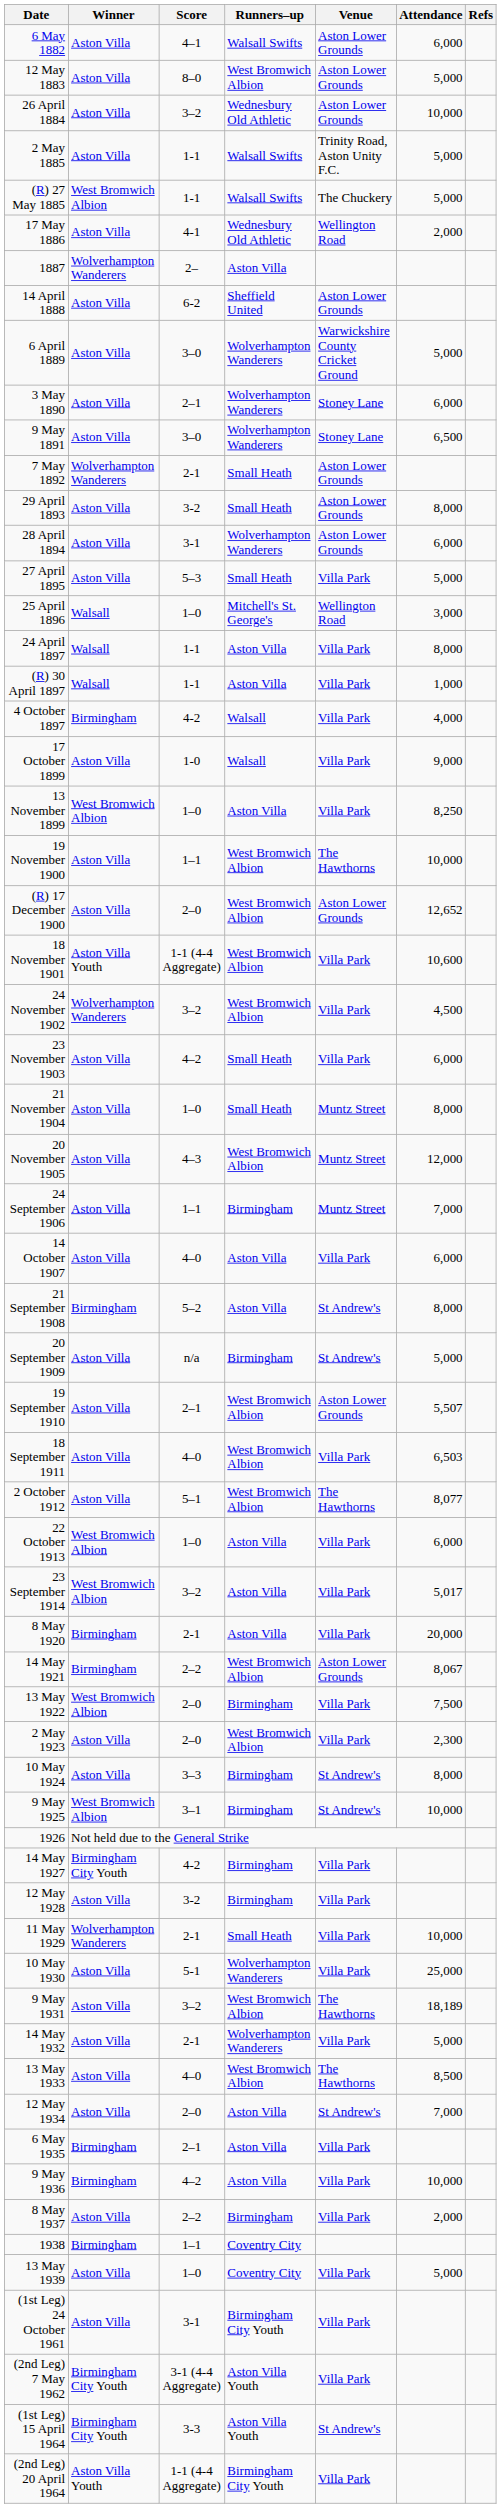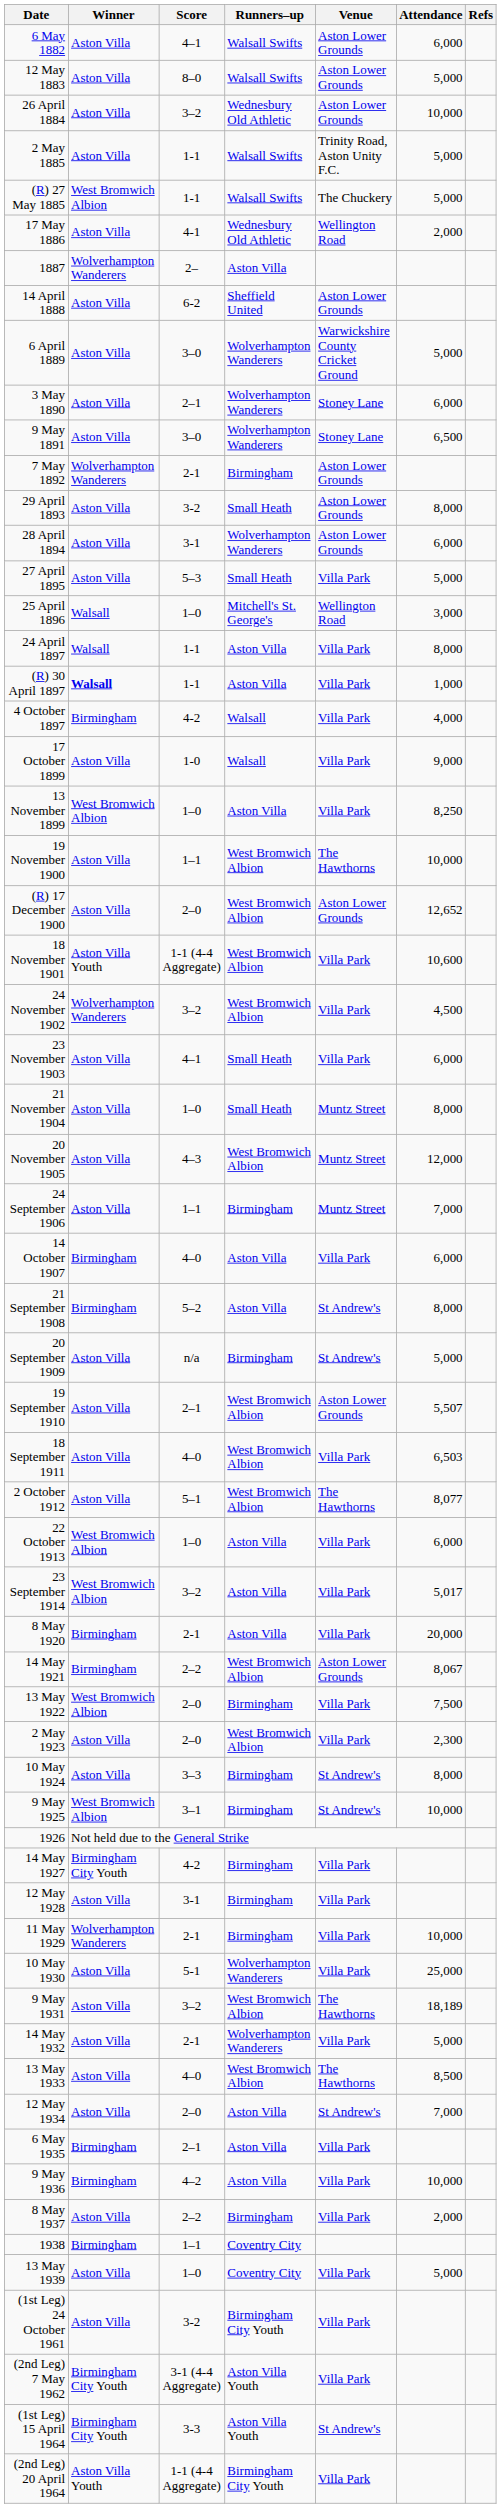(269, 77) West Bromwich Albion -> (265, 77) Walsall Swifts
(260, 472) Small Heath -> (260, 472) Birmingham
(90, 683) normal -> (92, 683) bold
(192, 1059) 4–2 -> (192, 1059) 4–1
(101, 1258) Aston Villa -> (104, 1258) Birmingham
(192, 1900) 3-2 -> (192, 1900) 3-1
(260, 1935) Small Heath -> (260, 1935) Birmingham
(192, 2322) 3-1 -> (192, 2322) 3-2
